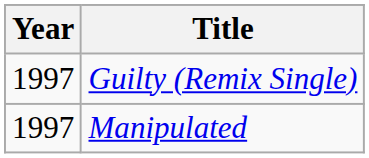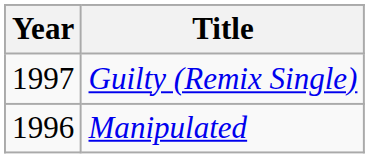(43, 127) 1997 -> (43, 127) 1996
